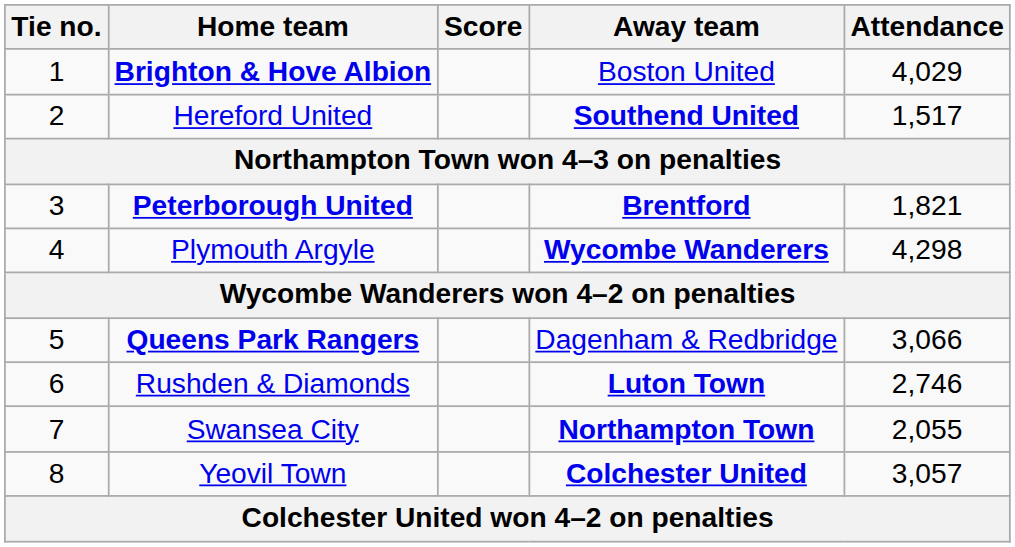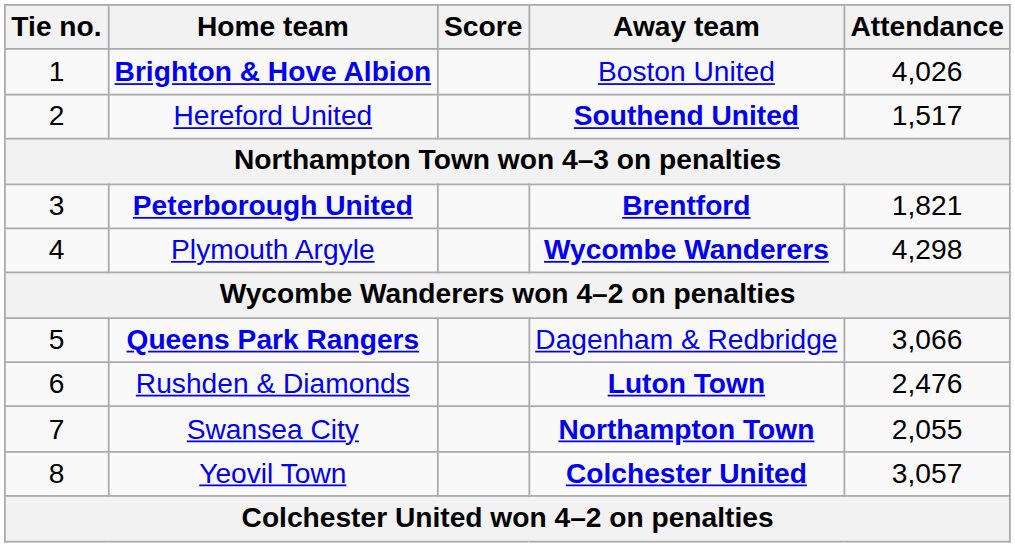(927, 71) 4,029 -> (927, 71) 4,026
(927, 384) 2,746 -> (927, 384) 2,476
